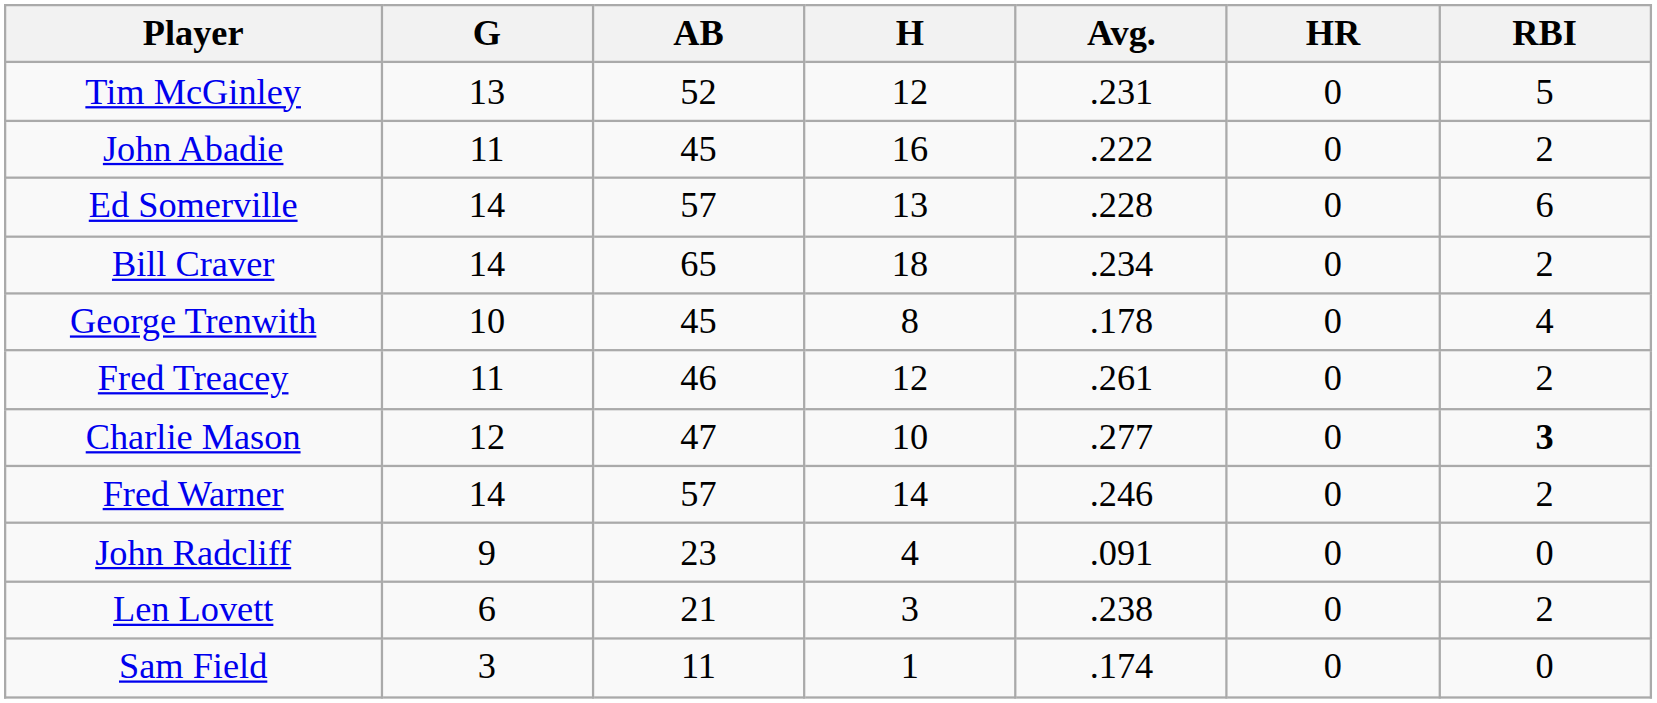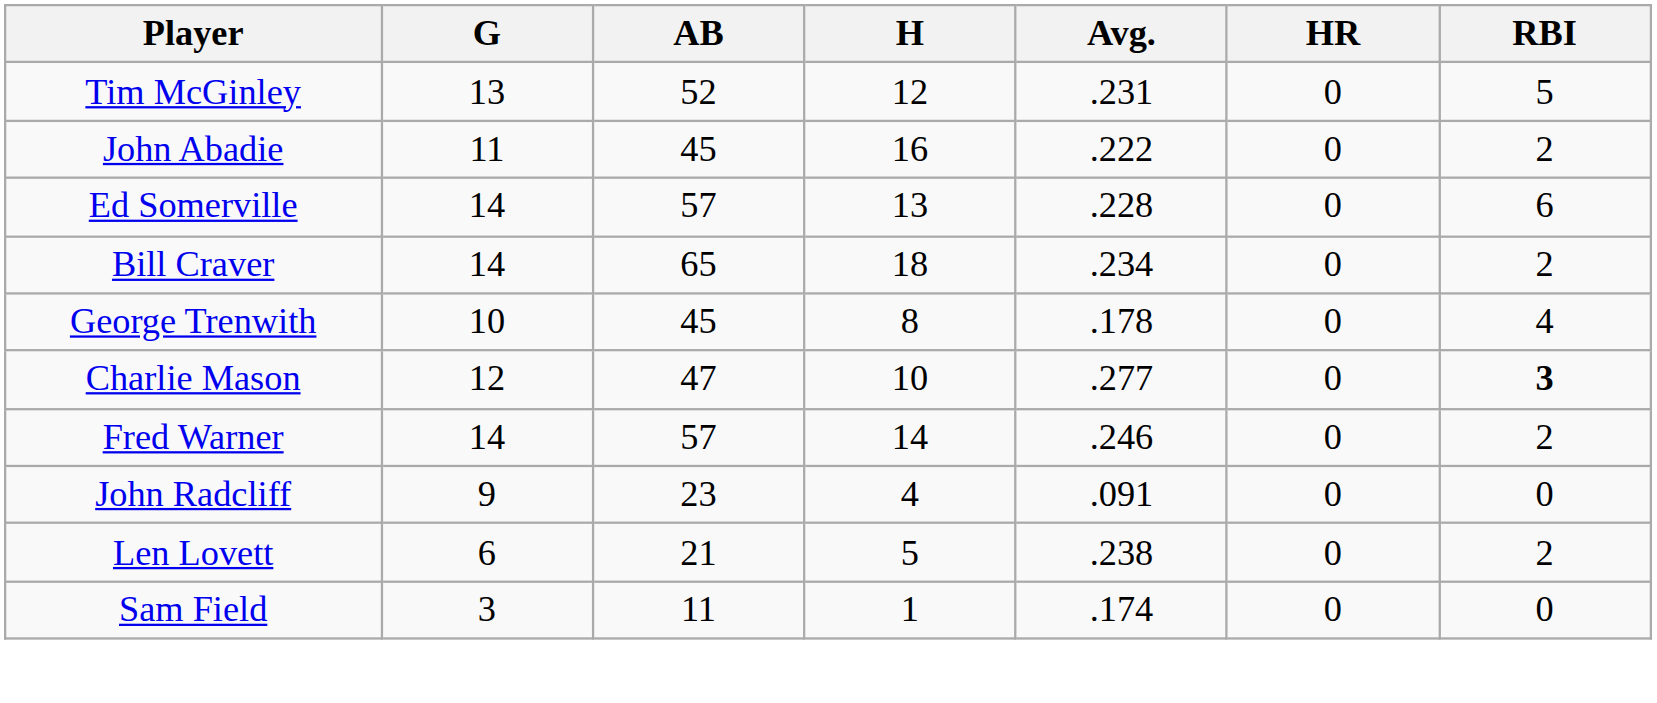- row: (193, 378)
(910, 609) 3 -> (910, 551) 5
